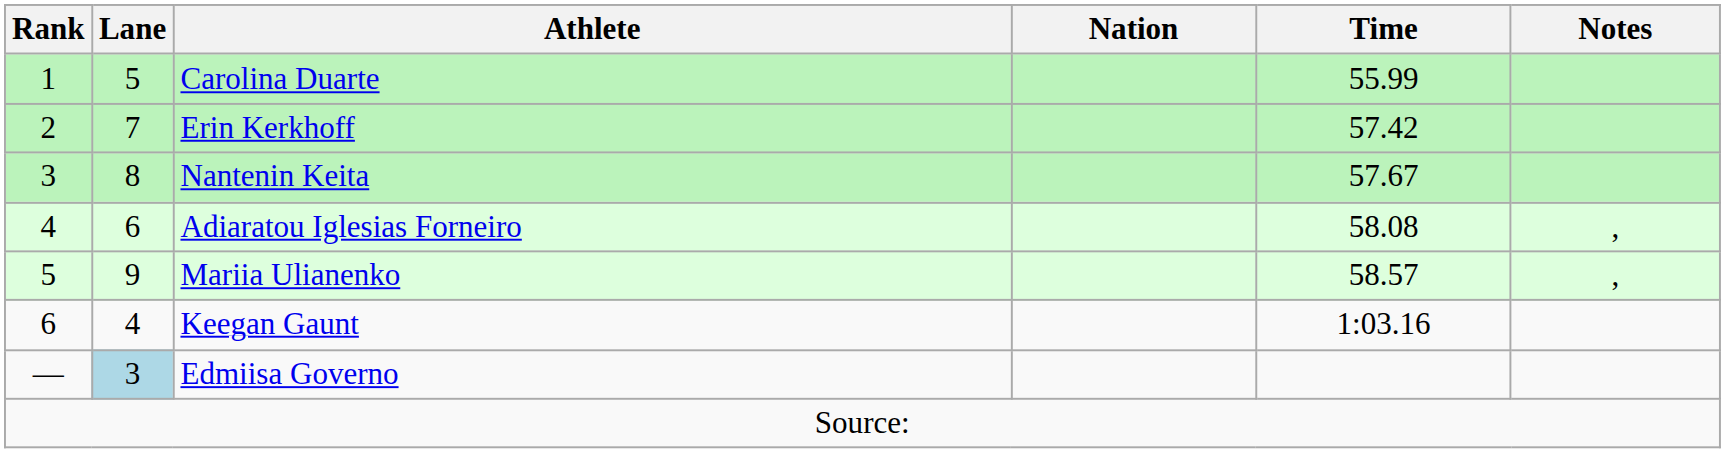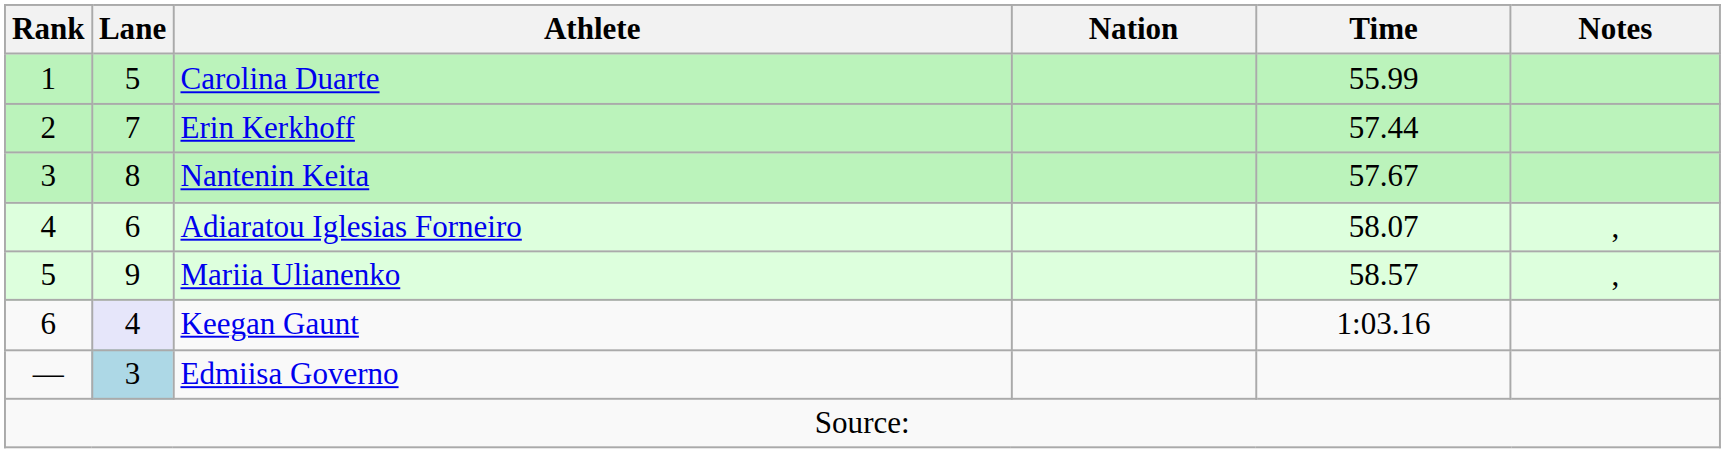(1384, 127) 57.42 -> (1384, 127) 57.44
(1384, 226) 58.08 -> (1384, 226) 58.07
(133, 324) no background -> (133, 324) lavender background
